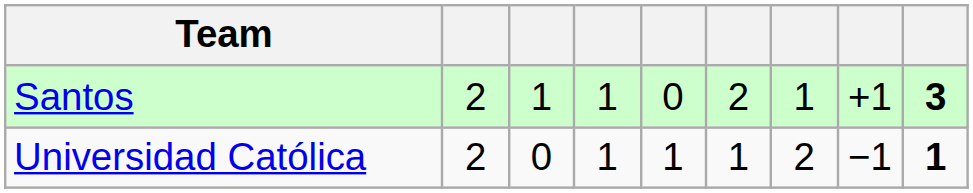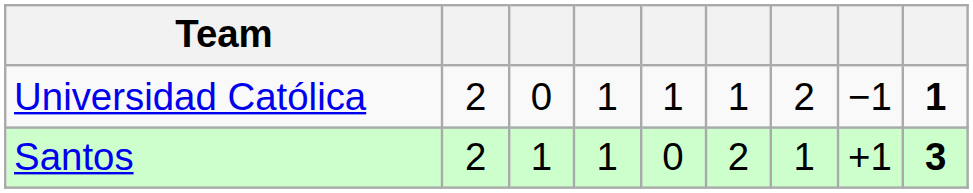rows swapped: (74, 95) <-> (190, 156)
